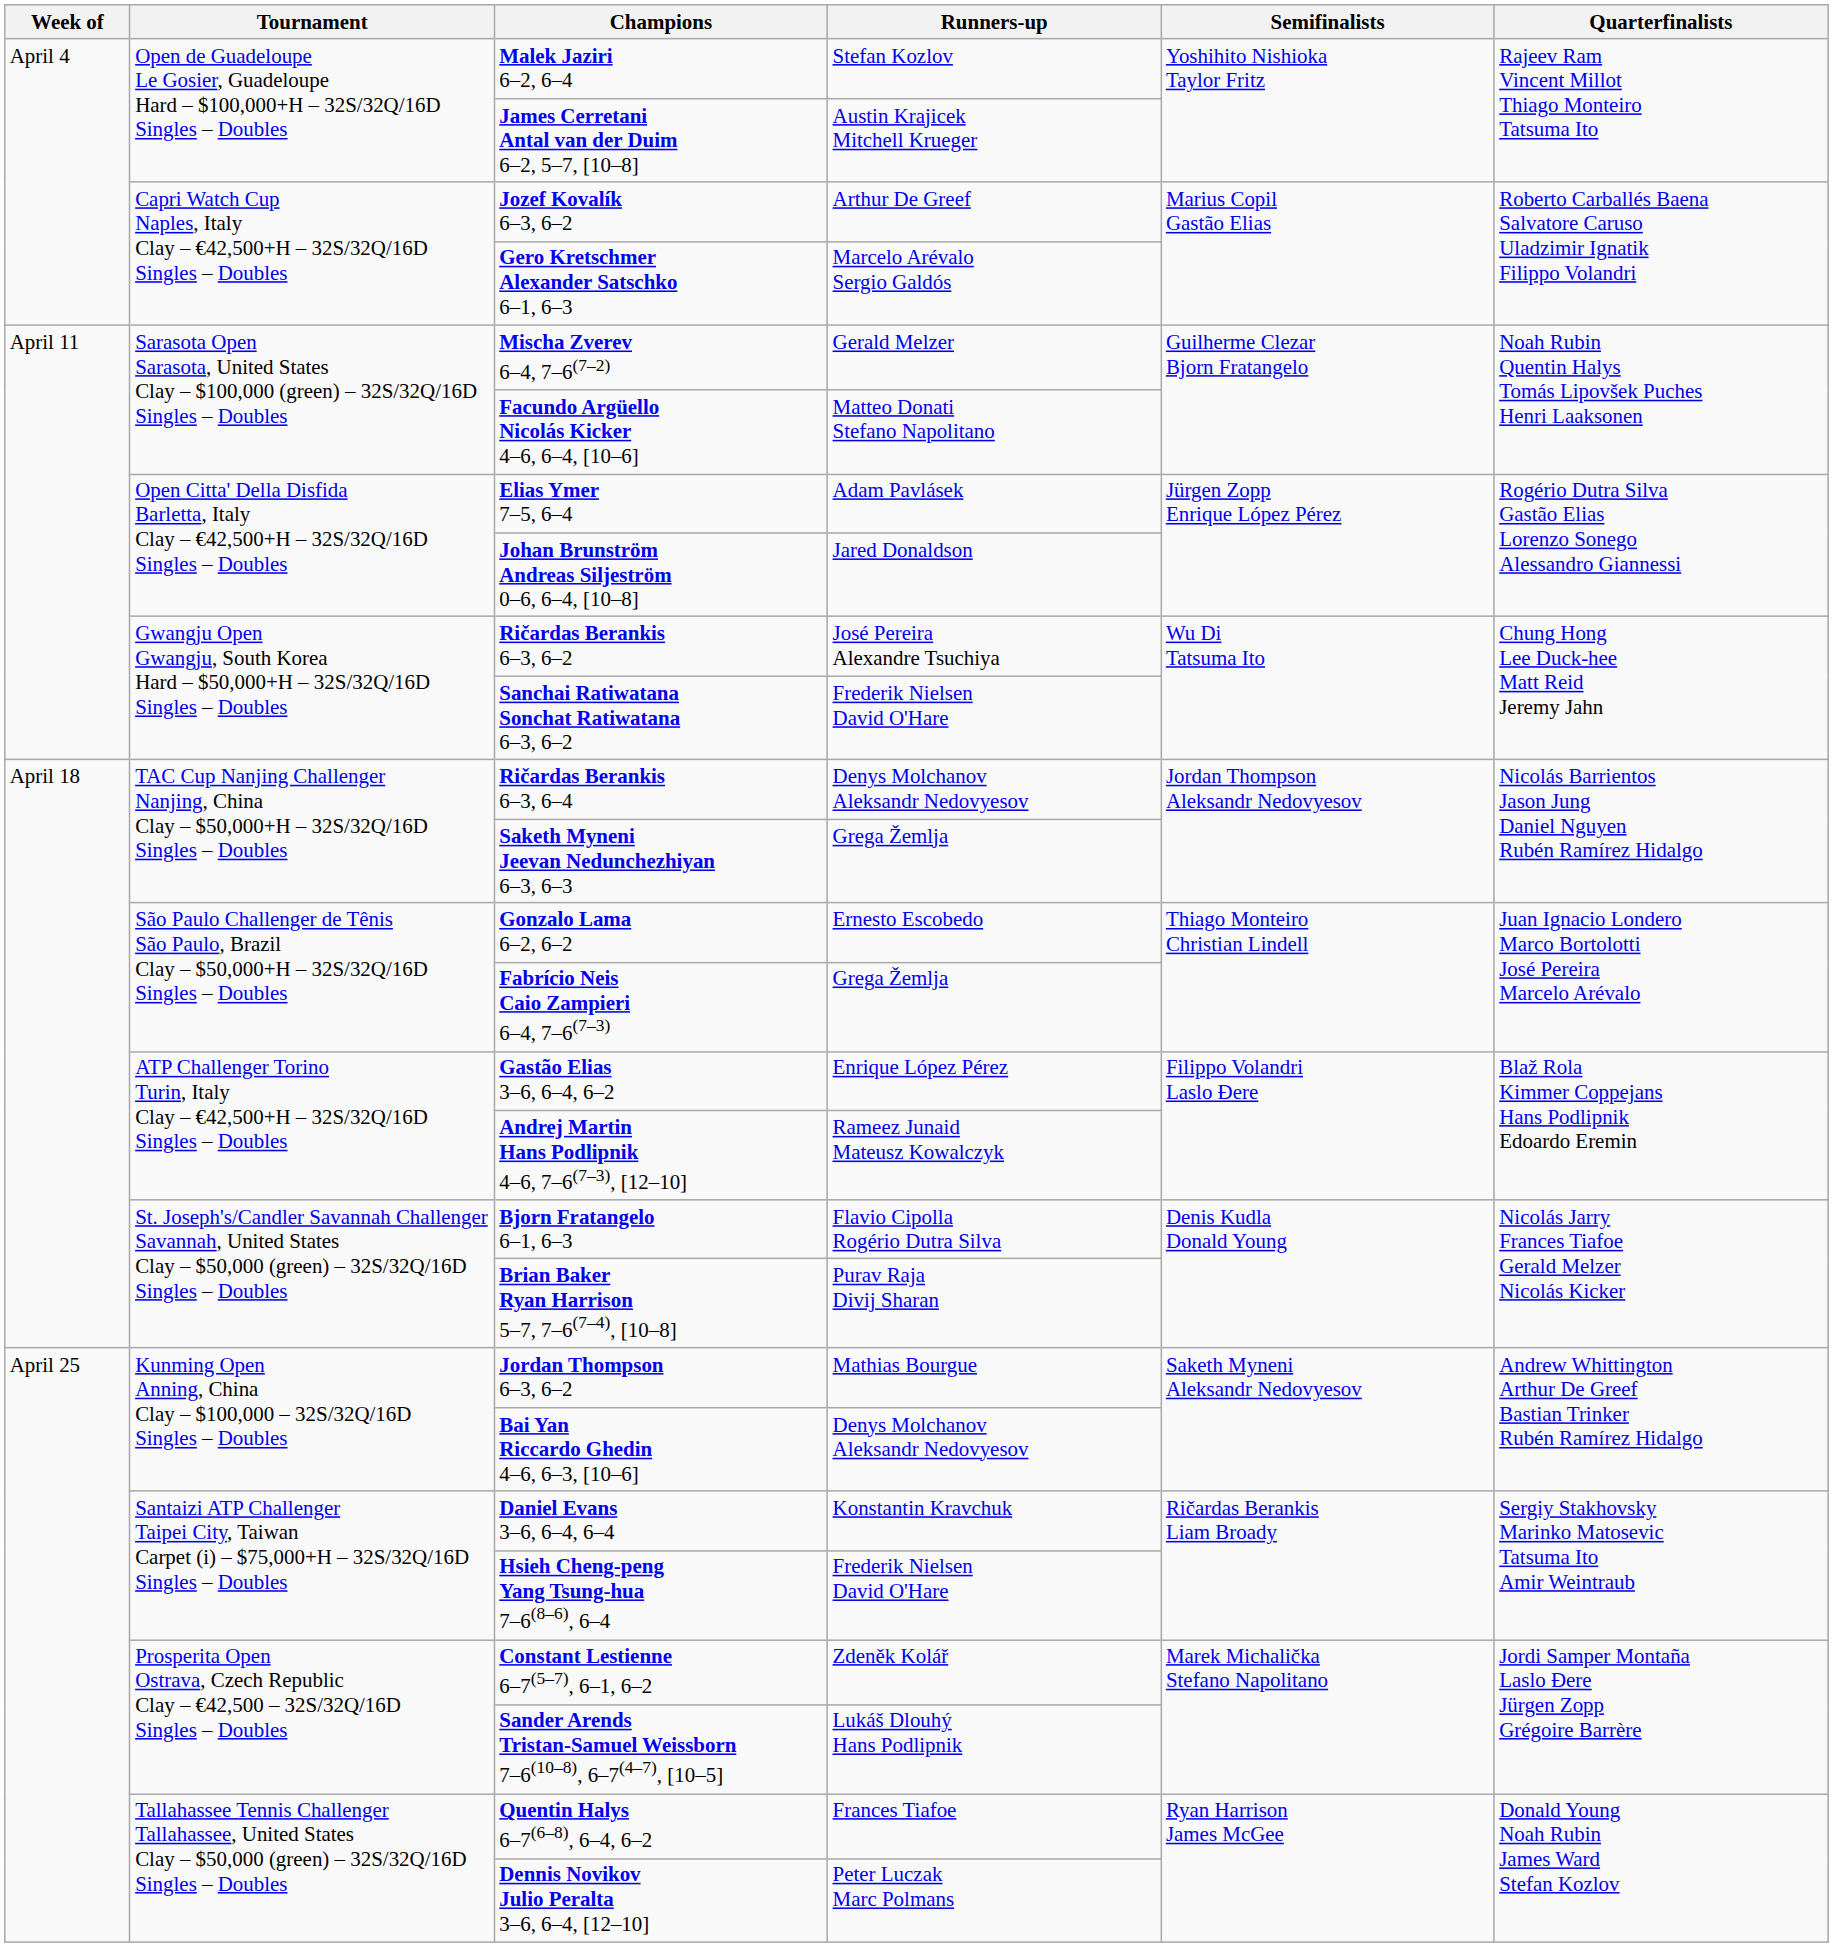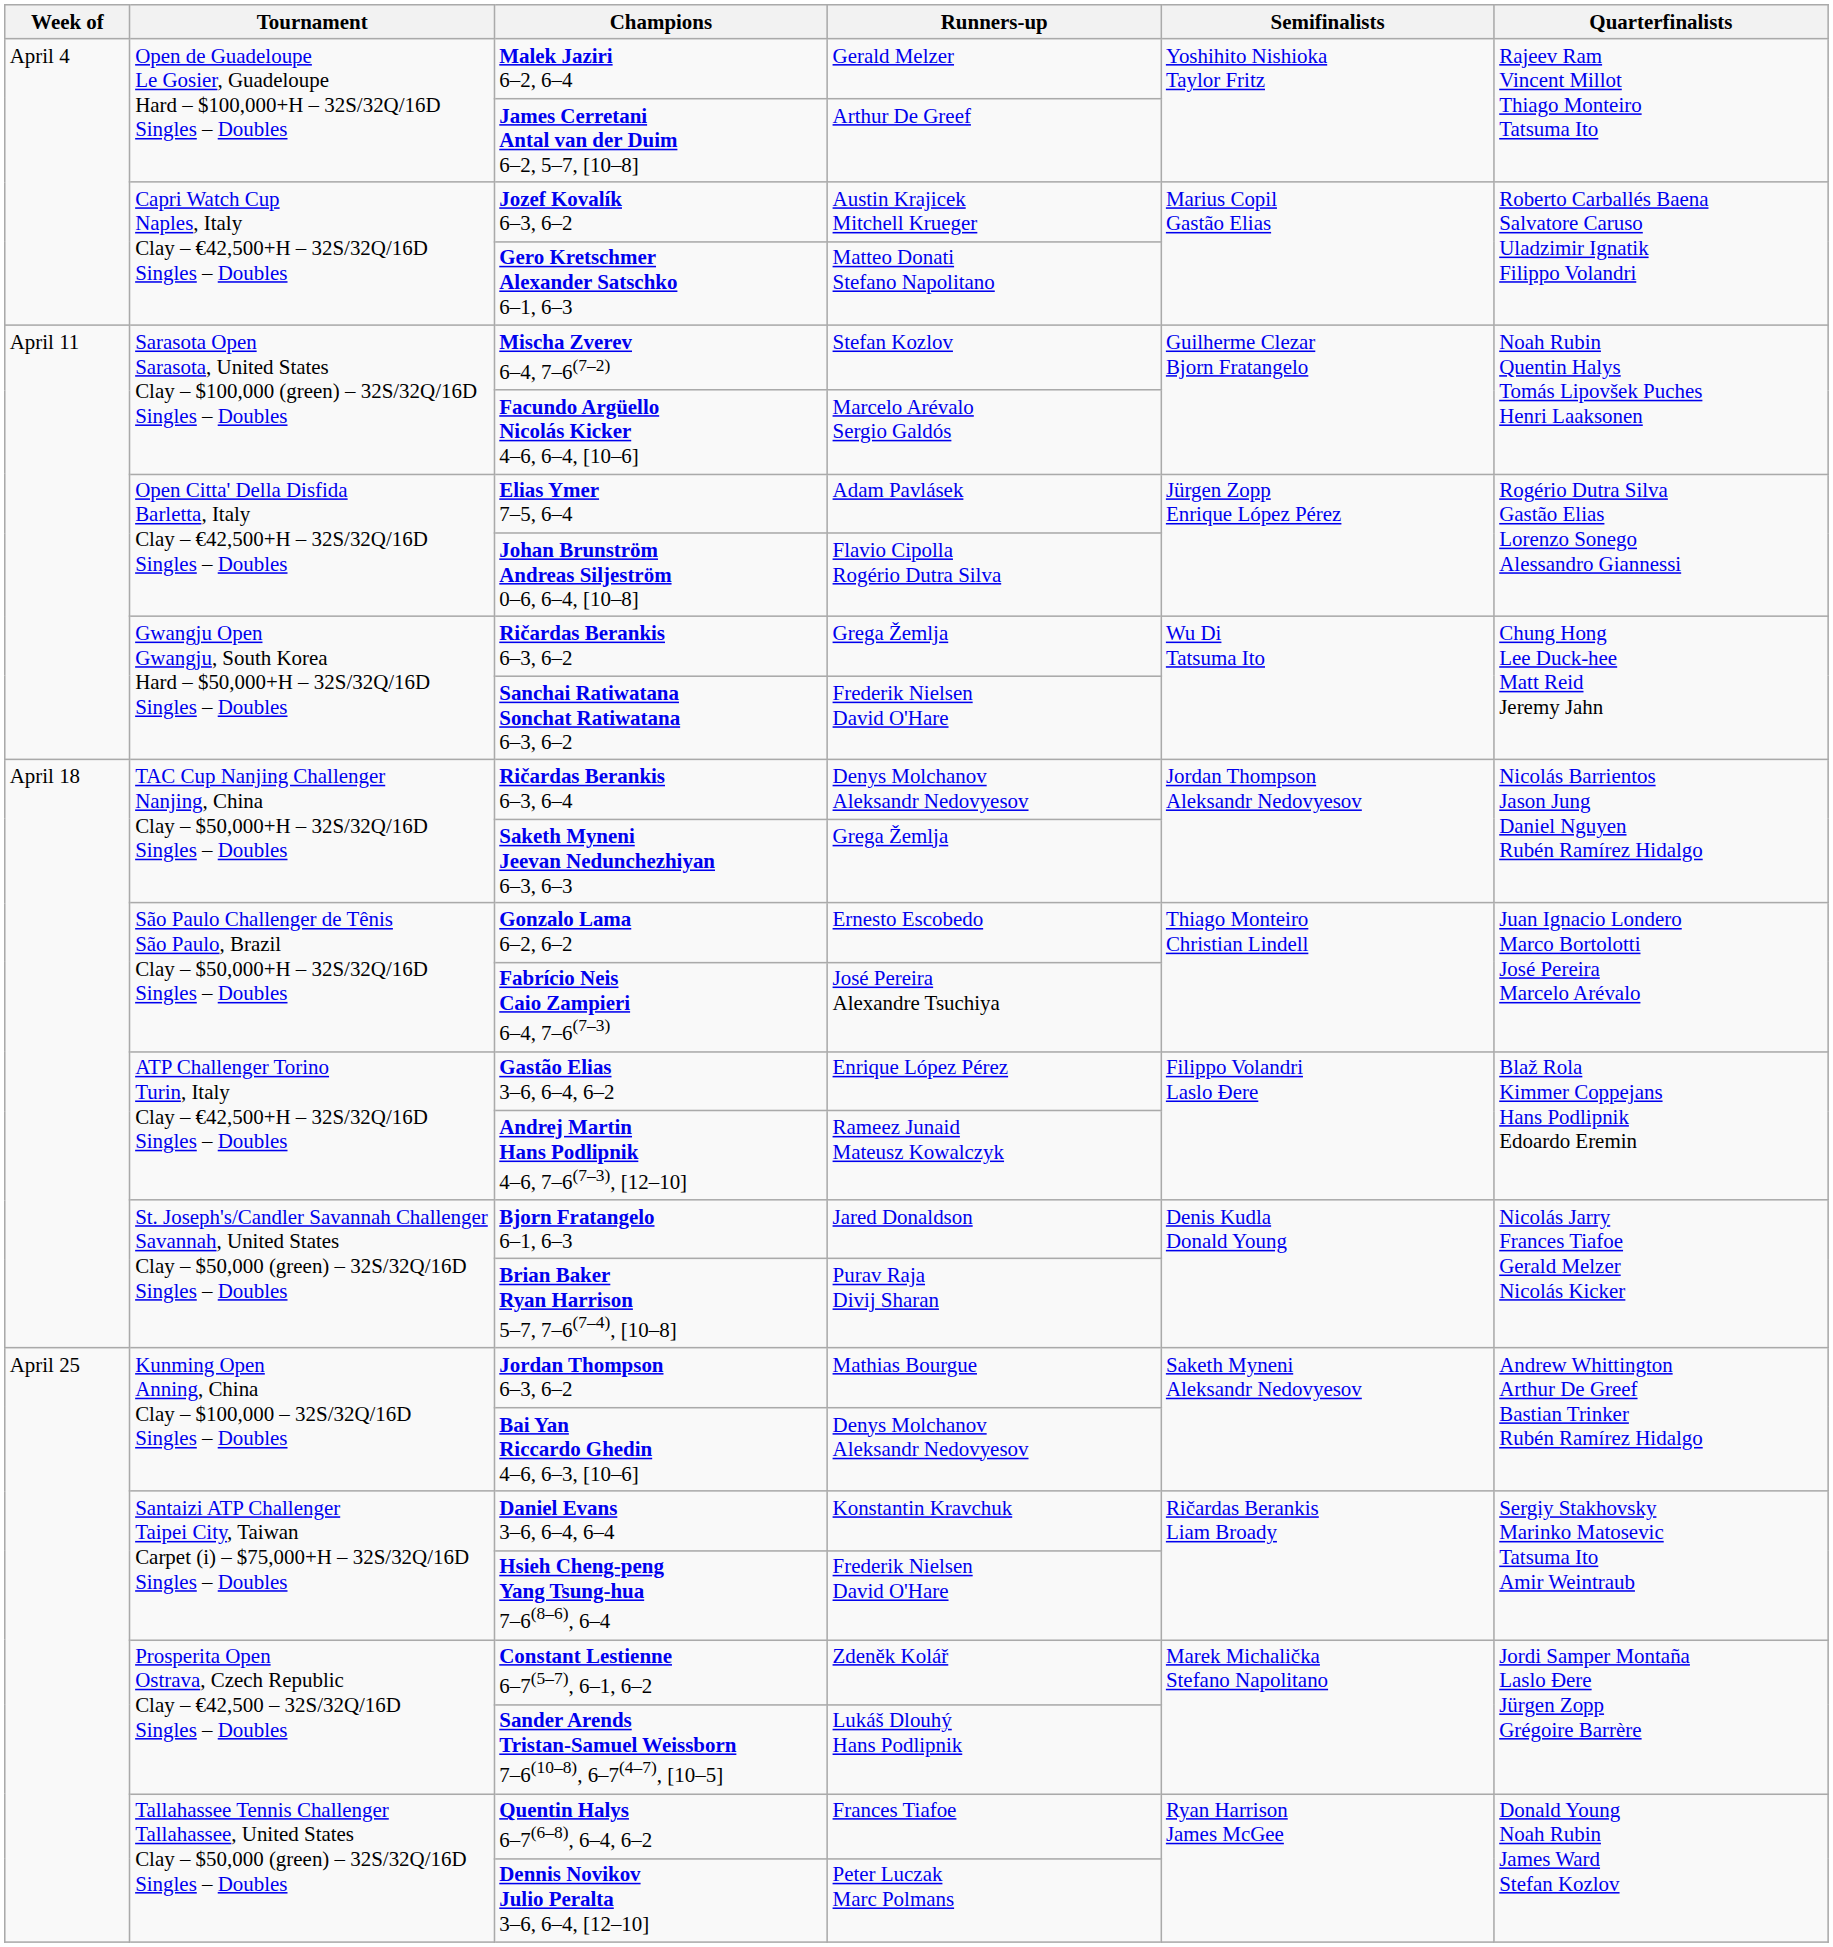(893, 55) Stefan Kozlov -> (893, 55) Gerald Melzer
(905, 127) Austin Krajicek Mitchell Krueger -> (902, 115) Arthur De Greef
(902, 198) Arthur De Greef -> (905, 211) Austin Krajicek Mitchell Krueger
(903, 270) Marcelo Arévalo Sergio Galdós -> (914, 270) Matteo Donati Stefano Napolitano
(893, 341) Gerald Melzer -> (893, 341) Stefan Kozlov
(914, 418) Matteo Donati Stefano Napolitano -> (903, 418) Marcelo Arévalo Sergio Galdós
(903, 549) Jared Donaldson -> (917, 561) Flavio Cipolla Rogério Dutra Silva
(916, 645) José Pereira Alexandre Tsuchiya -> (890, 633) Grega Žemlja
(890, 978) Grega Žemlja -> (916, 991) José Pereira Alexandre Tsuchiya
(917, 1228) Flavio Cipolla Rogério Dutra Silva -> (903, 1216) Jared Donaldson
